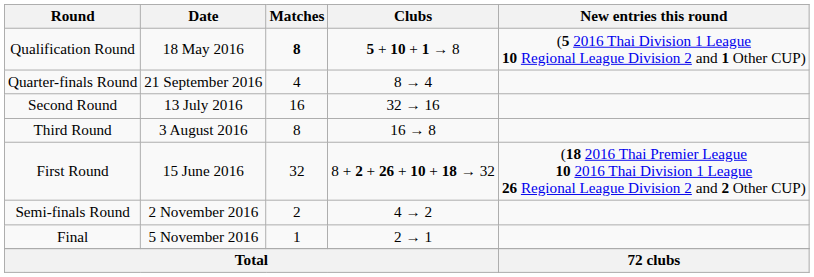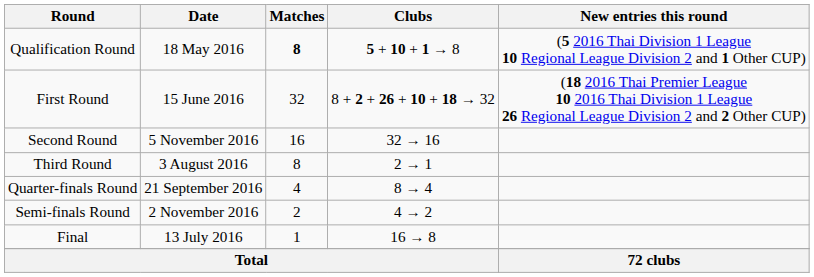rows swapped: (73, 171) <-> (73, 81)
(203, 105) 13 July 2016 -> (203, 140) 5 November 2016
(413, 130) 16 → 8 -> (413, 164) 2 → 1
(203, 236) 5 November 2016 -> (203, 236) 13 July 2016
(413, 236) 2 → 1 -> (413, 236) 16 → 8
